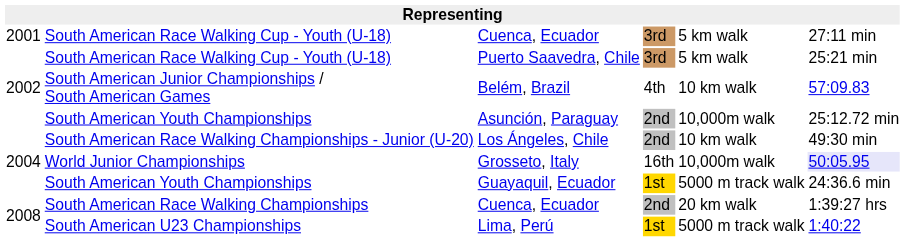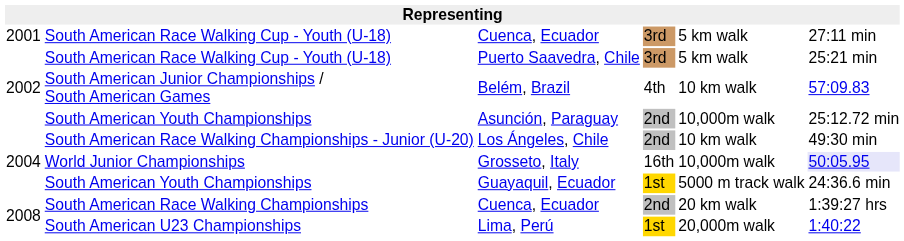(741, 226) 5000 m track walk -> (727, 226) 20,000m walk
